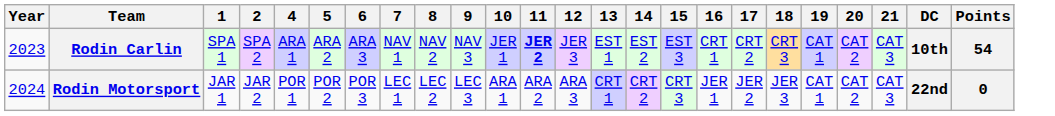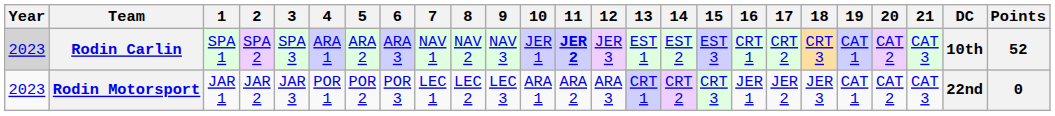+ column: (292, 17)
(27, 49) no background -> (27, 49) lightgrey background
(983, 49) 54 -> (1018, 49) 52
(27, 90) 2024 -> (27, 90) 2023
